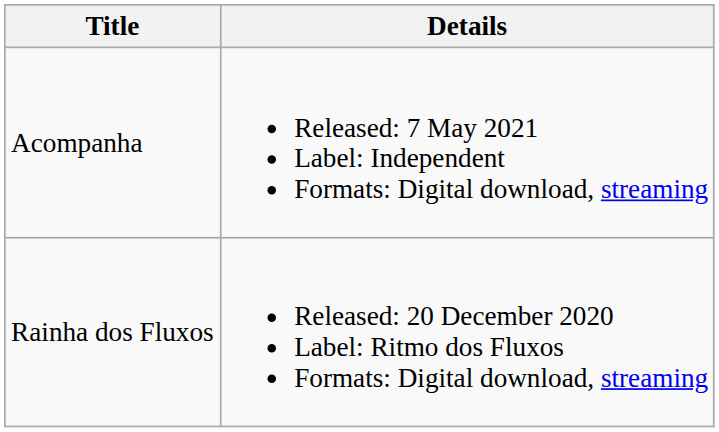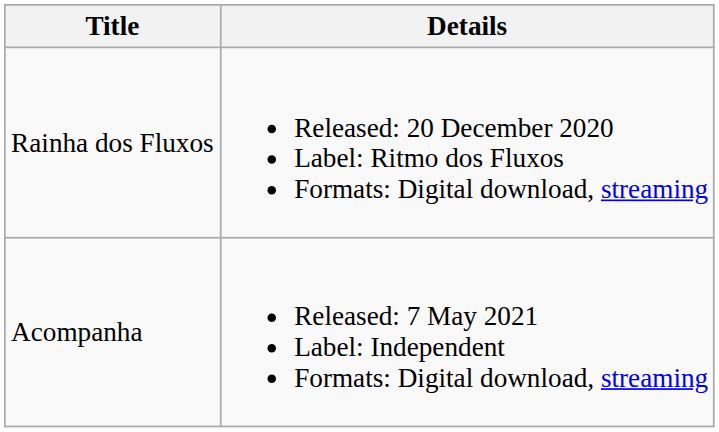rows swapped: (112, 331) <-> (77, 142)
